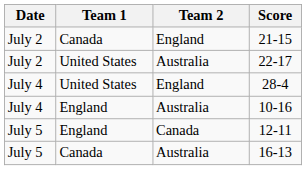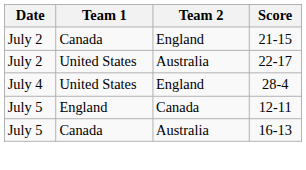- row: (275, 107)
